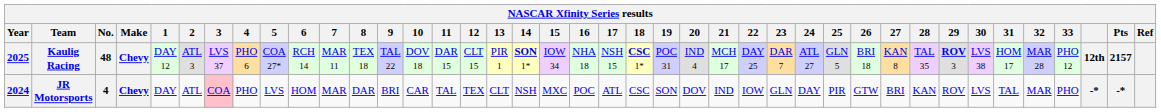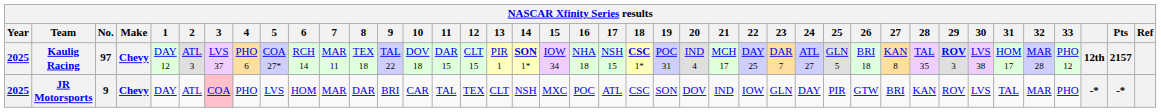(106, 58) 48 -> (106, 58) 97
(18, 91) 2024 -> (18, 91) 2025
(106, 91) 4 -> (106, 91) 9
